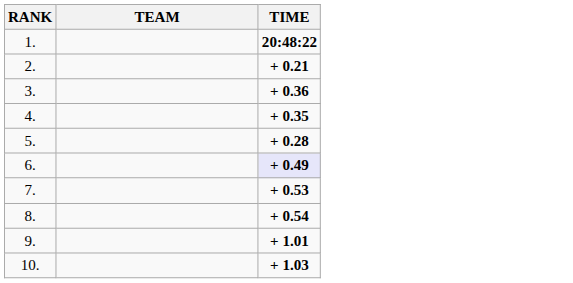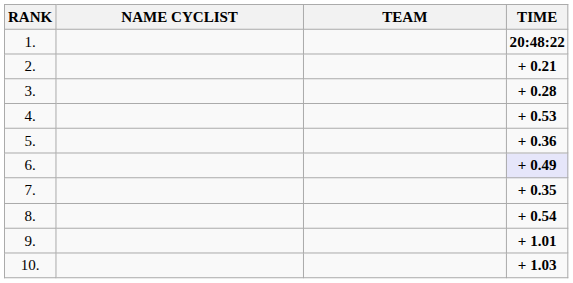+ column: (180, 17)
(289, 91) + 0.36 -> (537, 91) + 0.28
(289, 116) + 0.35 -> (537, 116) + 0.53
(289, 141) + 0.28 -> (537, 141) + 0.36
(289, 190) + 0.53 -> (537, 190) + 0.35
